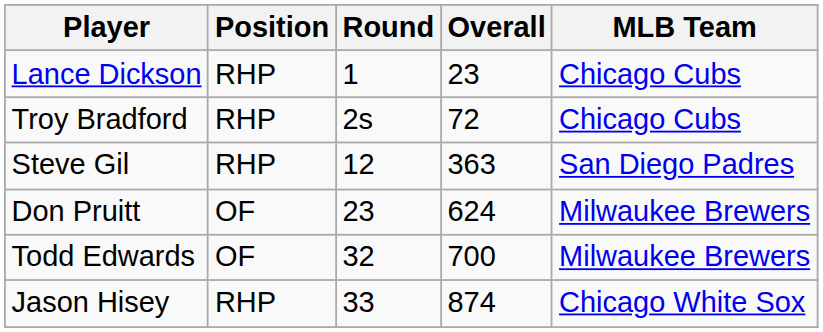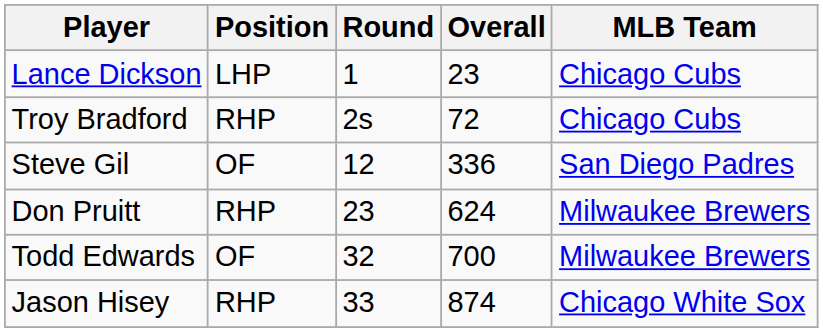(245, 73) RHP -> (243, 73) LHP
(245, 165) RHP -> (235, 165) OF
(472, 165) 363 -> (472, 165) 336
(235, 211) OF -> (245, 211) RHP
